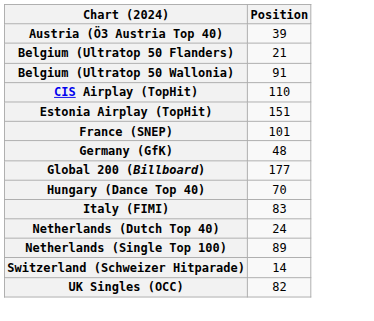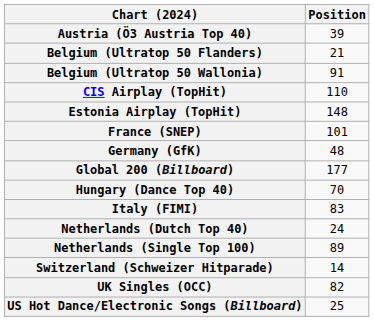(279, 112) 151 -> (337, 112) 148
+ row: (155, 307)
